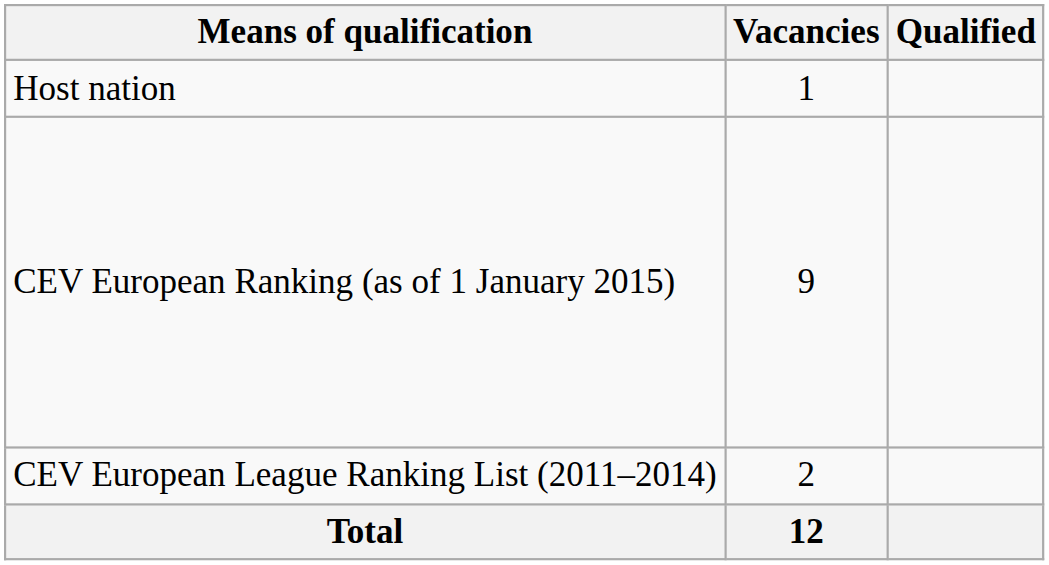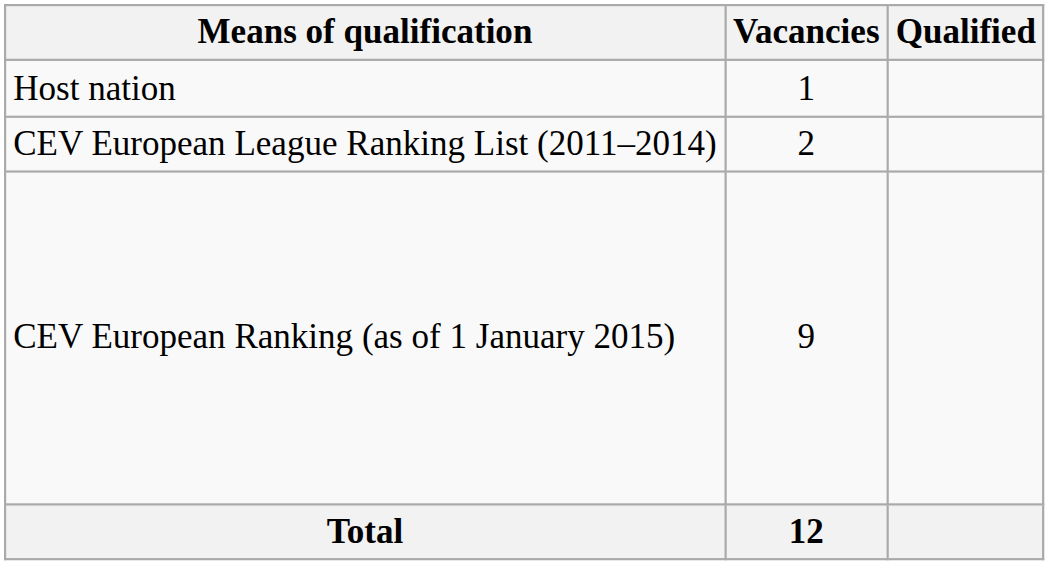rows swapped: (344, 281) <-> (365, 474)
